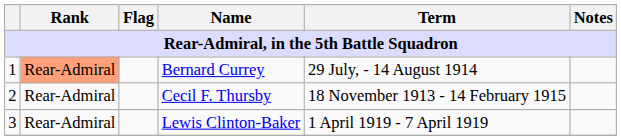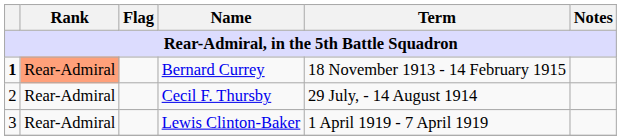(12, 69) normal -> (12, 69) bold
(393, 69) 29 July, - 14 August 1914 -> (437, 69) 18 November 1913 - 14 February 1915
(437, 95) 18 November 1913 - 14 February 1915 -> (393, 95) 29 July, - 14 August 1914
